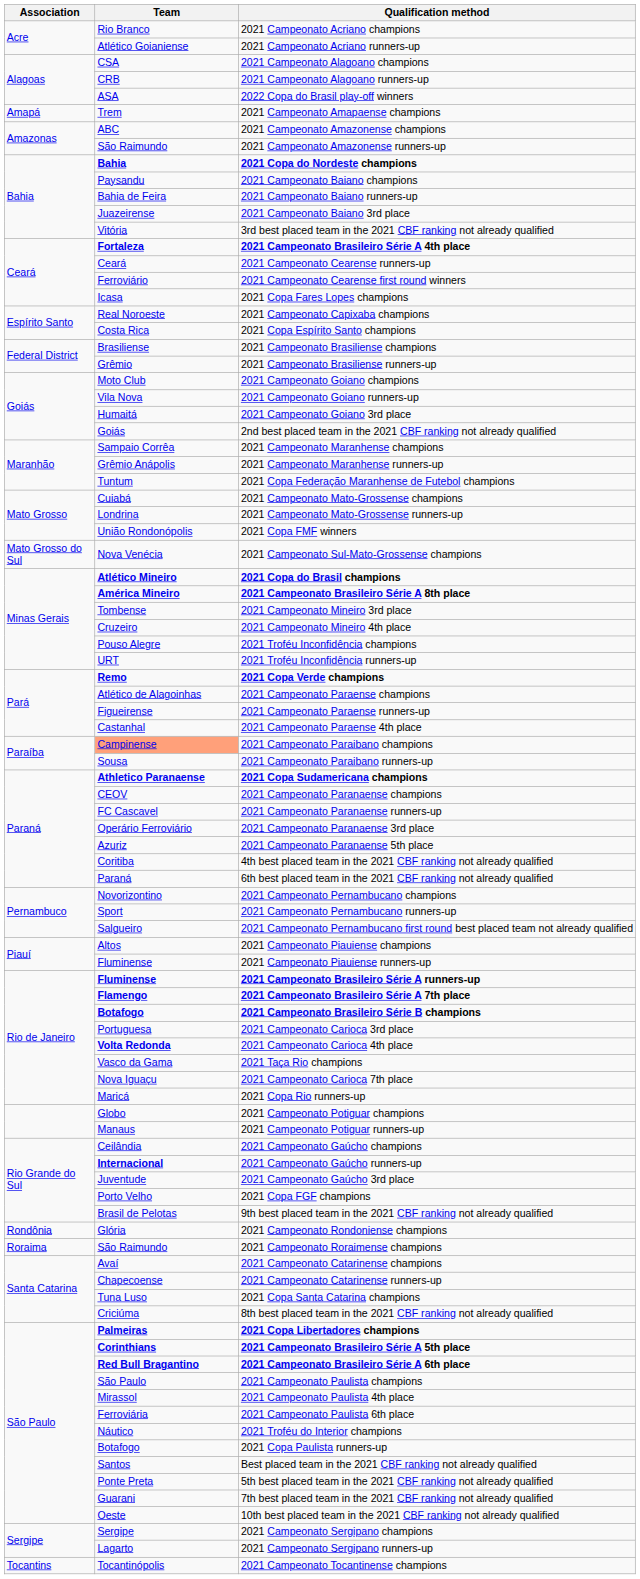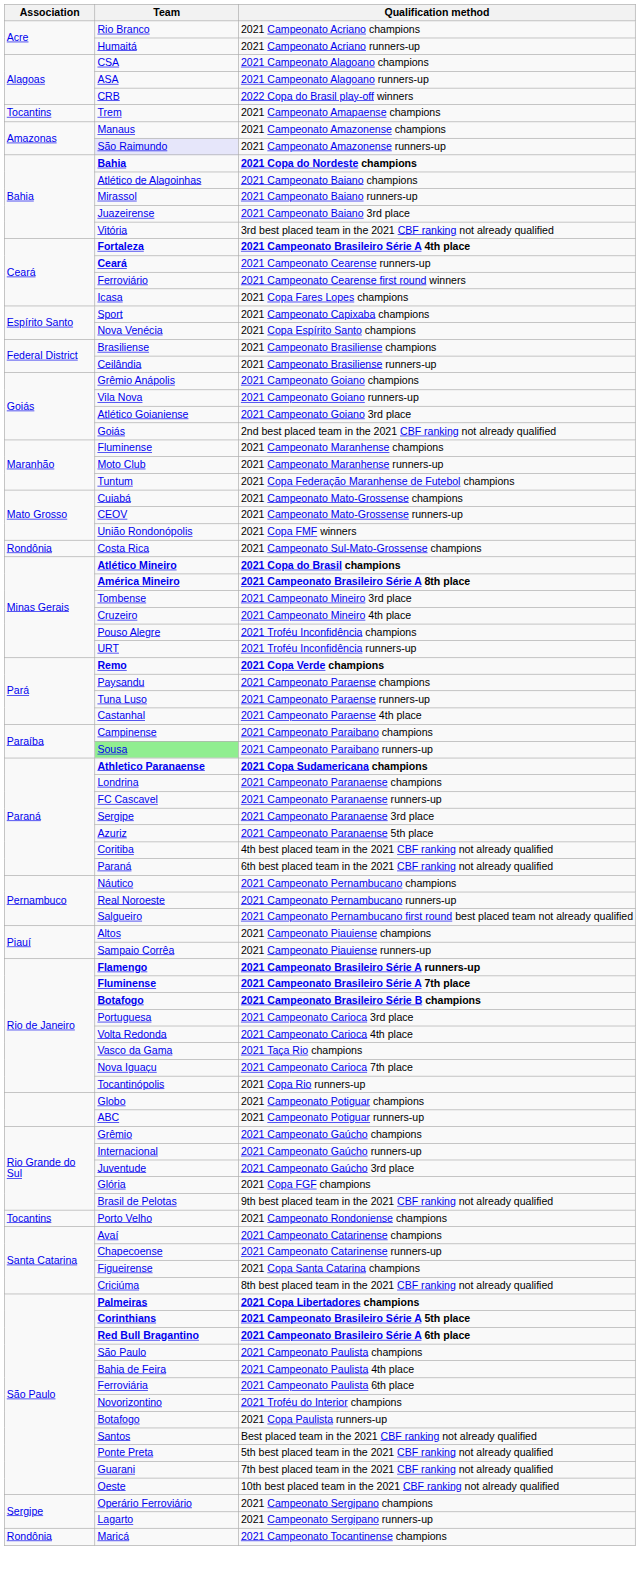(143, 46) Atlético Goianiense -> (117, 46) Humaitá
(109, 79) CRB -> (108, 79) ASA
(108, 96) ASA -> (109, 96) CRB
(23, 113) Amapá -> (29, 113) Tocantins
(108, 130) ABC -> (116, 130) Manaus
(132, 146) no background -> (132, 146) lavender background
(121, 180) Paysandu -> (149, 180) Atlético de Alagoinhas
(132, 197) Bahia de Feira -> (117, 197) Mirassol
(112, 264) normal -> (112, 264) bold
(131, 314) Real Noroeste -> (110, 314) Sport
(123, 331) Costa Rica -> (130, 331) Nova Venécia
(115, 364) Grêmio -> (119, 364) Ceilândia
(121, 381) Moto Club -> (136, 381) Grêmio Anápolis
(117, 414) Humaitá -> (143, 414) Atlético Goianiense
(136, 448) Sampaio Corrêa -> (125, 448) Fluminense
(136, 465) Grêmio Anápolis -> (121, 465) Moto Club
(118, 515) Londrina -> (112, 515) CEOV
(44, 554) Mato Grosso do Sul -> (29, 548) Rondônia
(130, 554) Nova Venécia -> (123, 548) Costa Rica
(149, 694) Atlético de Alagoinhas -> (121, 682) Paysandu
(125, 711) Figueirense -> (122, 699) Tuna Luso
(127, 744) lightsalmon background -> (127, 733) no background
(112, 761) no background -> (112, 749) lightgreen background
(112, 795) CEOV -> (118, 783) Londrina
(145, 828) Operário Ferroviário -> (116, 816) Sergipe
(130, 895) Novorizontino -> (115, 883) Náutico
(110, 912) Sport -> (131, 900) Real Noroeste
(125, 962) Fluminense -> (136, 950) Sampaio Corrêa
(127, 979) Fluminense -> (122, 967) Flamengo
(122, 996) Flamengo -> (127, 984) Fluminense
(134, 1046) bold -> (132, 1034) normal
(113, 1096) Maricá -> (131, 1084) Tocantinópolis
(116, 1130) Manaus -> (108, 1118) ABC
(119, 1146) Ceilândia -> (115, 1134) Grêmio
(130, 1163) bold -> (128, 1151) normal
(125, 1197) Porto Velho -> (112, 1185) Glória
(29, 1230) Rondônia -> (29, 1218) Tocantins
(112, 1230) Glória -> (125, 1218) Porto Velho
- row: (341, 1247)
(122, 1297) Tuna Luso -> (125, 1268) Figueirense
(117, 1398) Mirassol -> (132, 1369) Bahia de Feira
(115, 1431) Náutico -> (130, 1402) Novorizontino
(116, 1532) Sergipe -> (145, 1503) Operário Ferroviário
(29, 1565) Tocantins -> (29, 1536) Rondônia
(131, 1565) Tocantinópolis -> (113, 1536) Maricá
